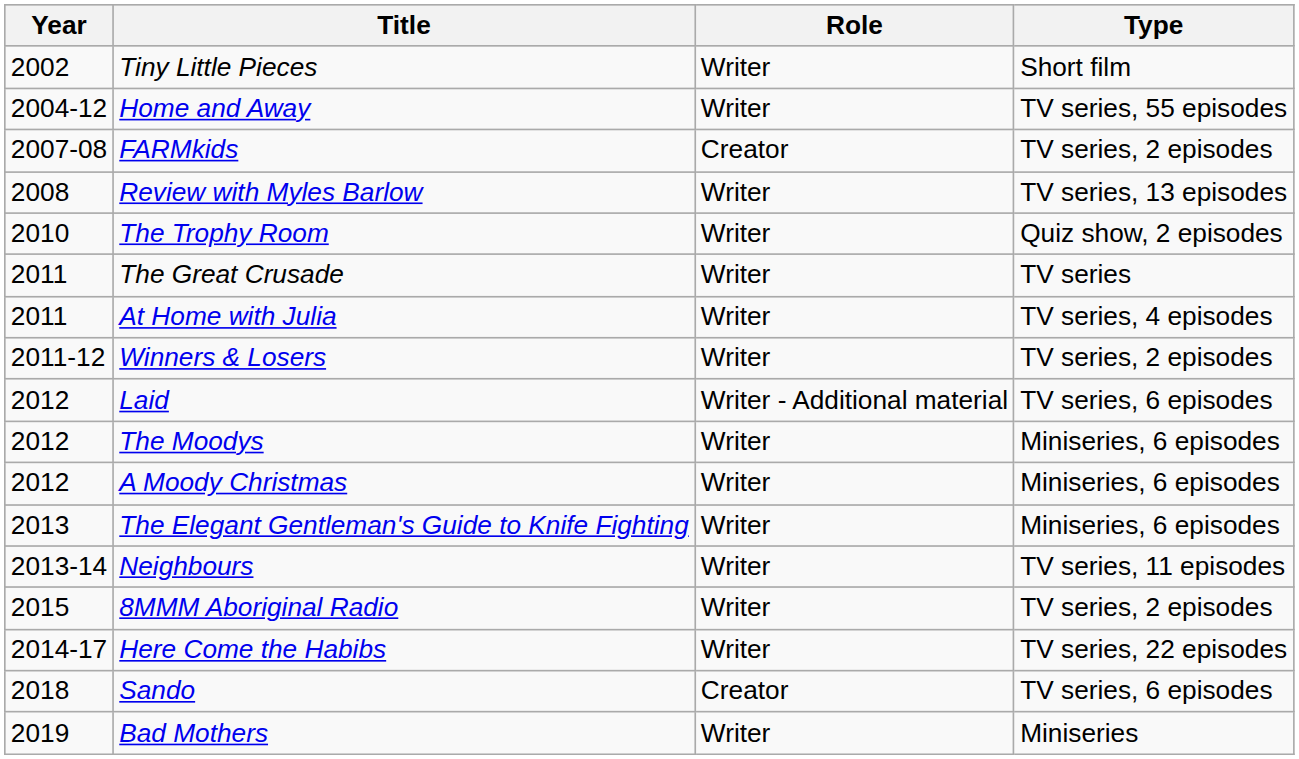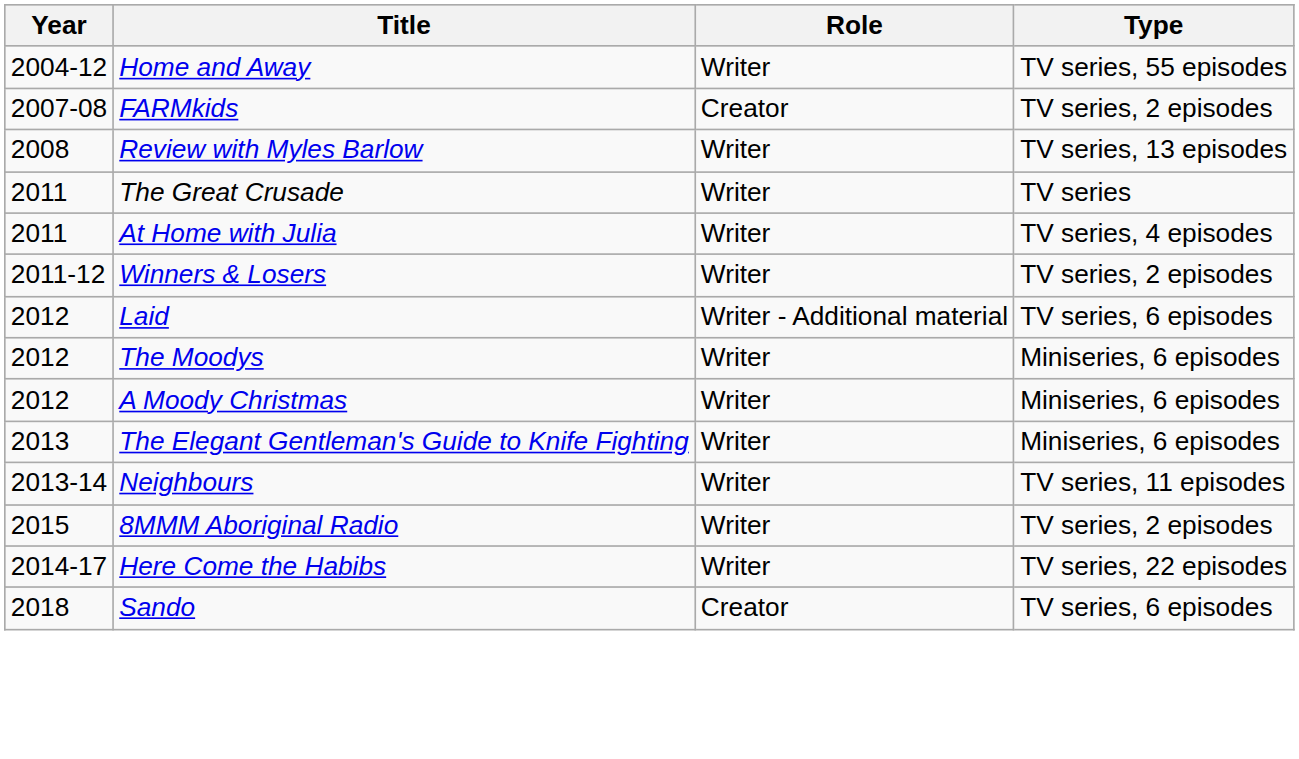- row: (218, 66)
- row: (224, 233)
- row: (194, 732)
